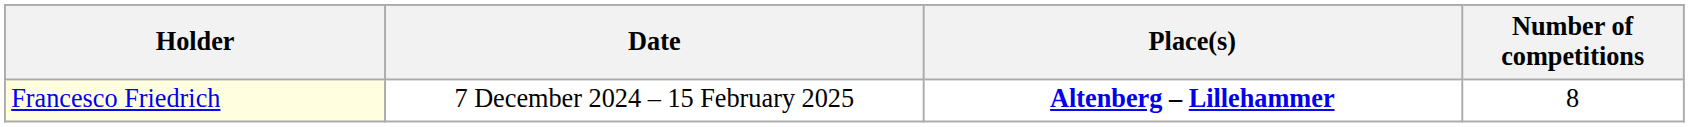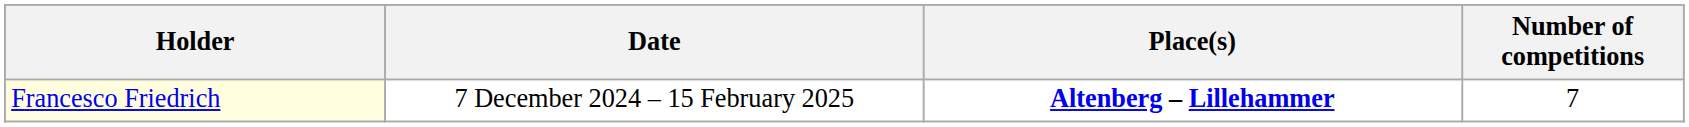(1573, 99) 8 -> (1573, 99) 7
